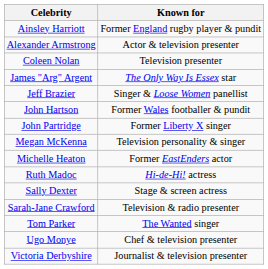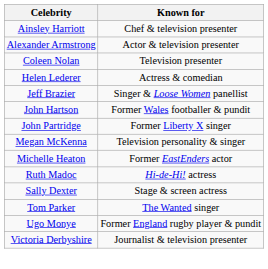(181, 28) Former England rugby player & pundit -> (181, 28) Chef & television presenter
+ row: (51, 77)
- row: (51, 77)
- row: (51, 207)
(181, 239) Chef & television presenter -> (181, 223) Former England rugby player & pundit
